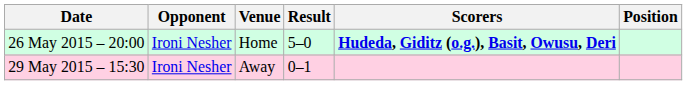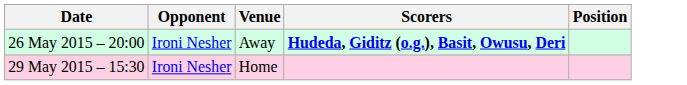- column: (309, 17)
(258, 42) Home -> (257, 42) Away
(257, 67) Away -> (258, 67) Home
